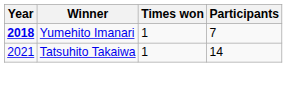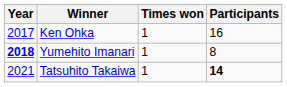+ row: (67, 33)
(213, 33) 7 -> (213, 52) 8
(216, 52) normal -> (216, 71) bold
